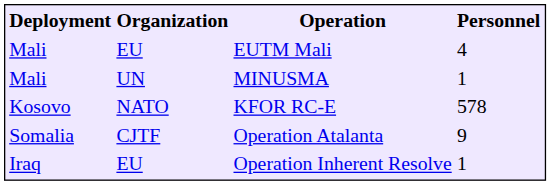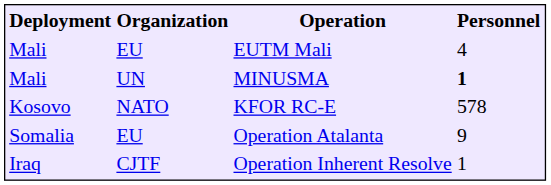(462, 77) normal -> (462, 77) bold
(138, 135) CJTF -> (130, 135) EU
(130, 163) EU -> (138, 163) CJTF
